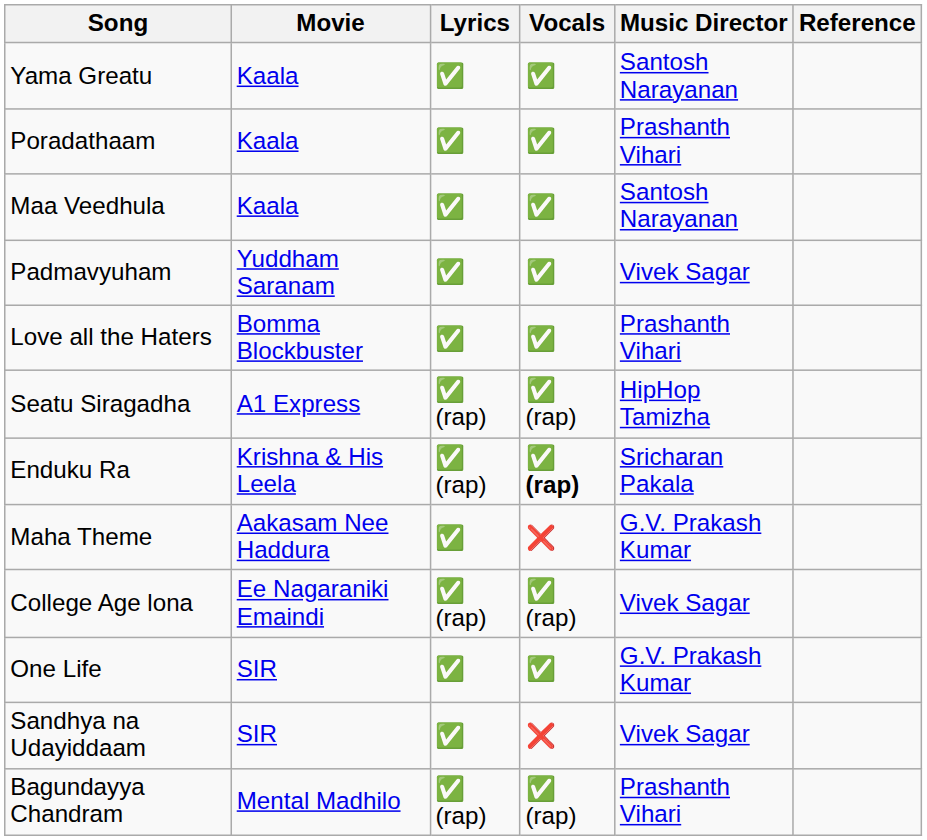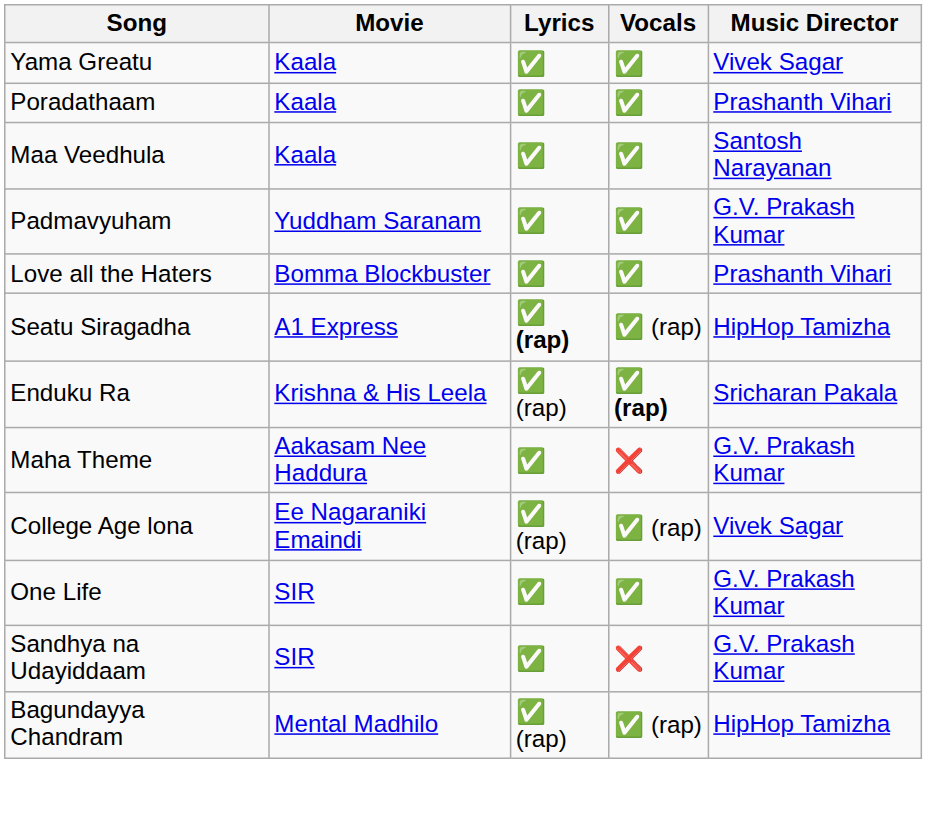- column: (857, 23)
(679, 75) Santosh Narayanan -> (778, 62) Vivek Sagar
(685, 272) Vivek Sagar -> (784, 220) G.V. Prakash Kumar
(461, 404) normal -> (543, 327) bold
(685, 735) Vivek Sagar -> (784, 658) G.V. Prakash Kumar
(675, 801) Prashanth Vihari -> (802, 724) HipHop Tamizha
